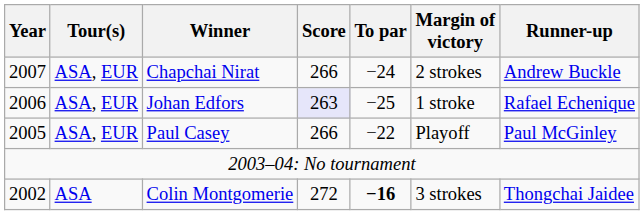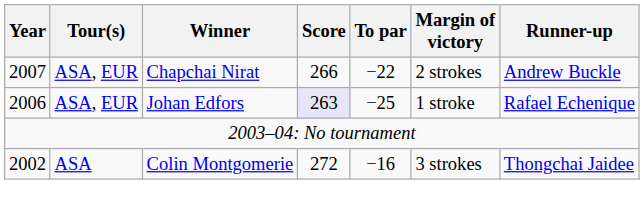(381, 72) −24 -> (381, 72) −22
- row: (188, 133)
(381, 194) bold -> (381, 164) normal
